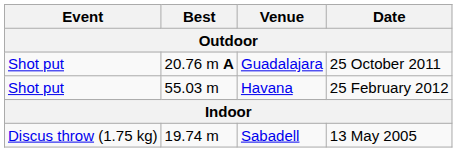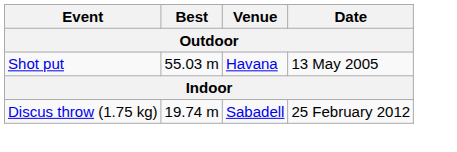- row: (282, 64)
(389, 88) 25 February 2012 -> (335, 64) 13 May 2005
(373, 136) 13 May 2005 -> (351, 112) 25 February 2012
